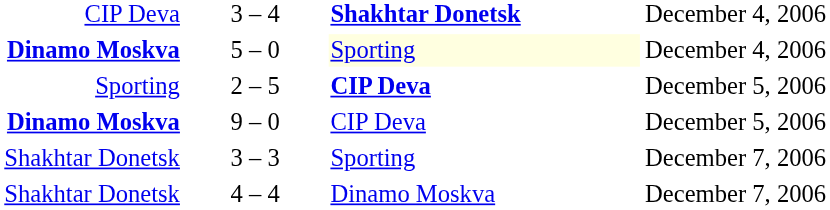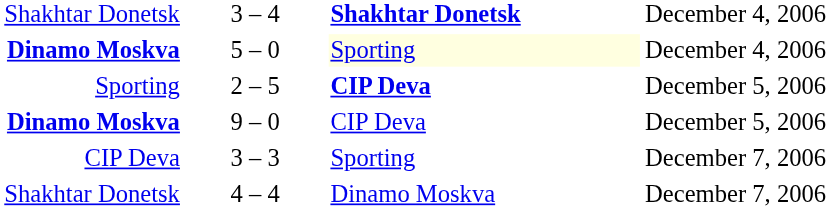(132, 14) CIP Deva -> (92, 14) Shakhtar Donetsk
(92, 157) Shakhtar Donetsk -> (132, 157) CIP Deva
